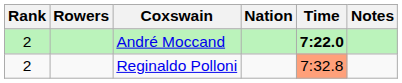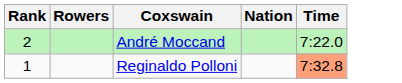- column: (373, 16)
(322, 41) bold -> (321, 41) normal
(27, 66) 2 -> (27, 66) 1
